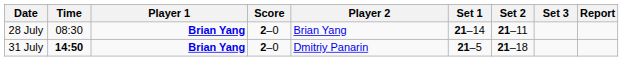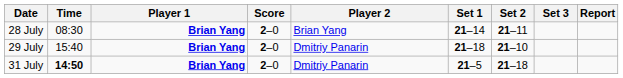+ row: (26, 48)
